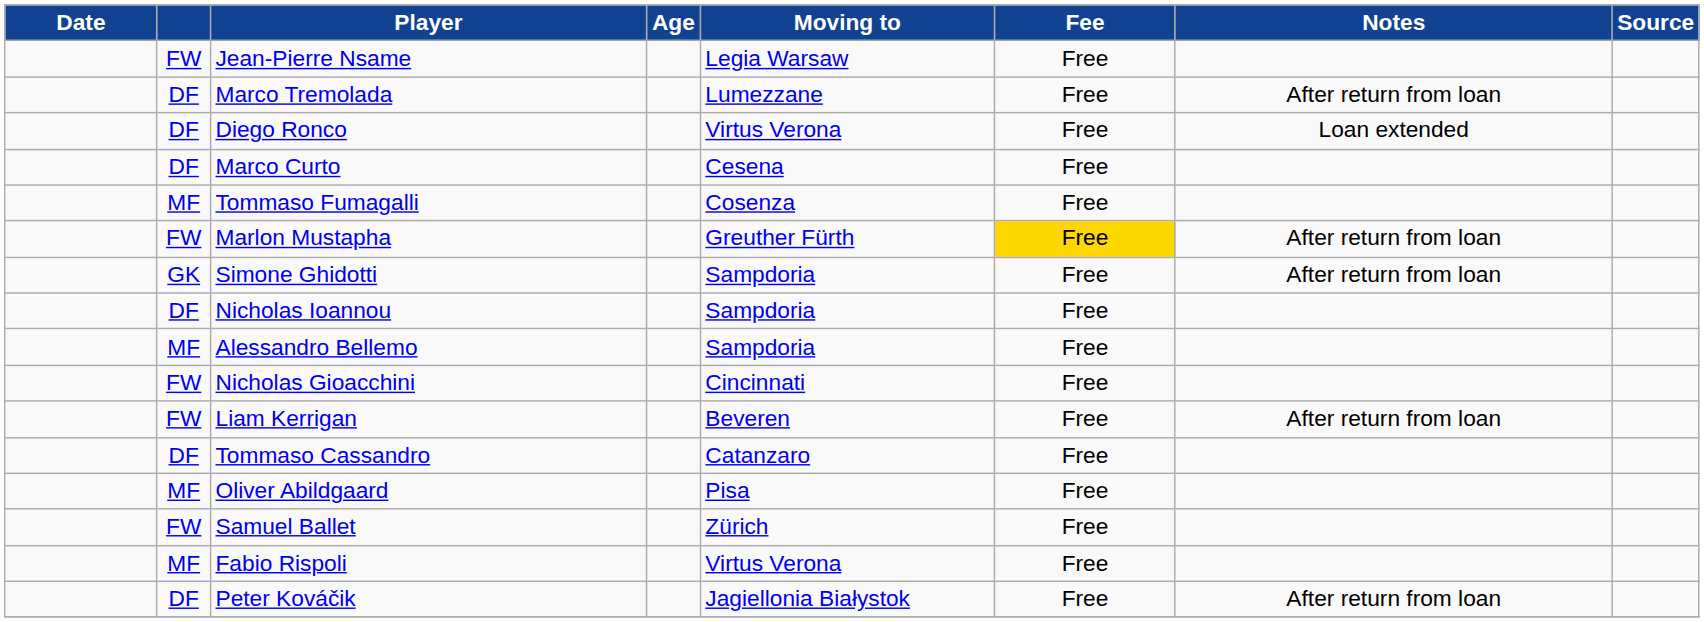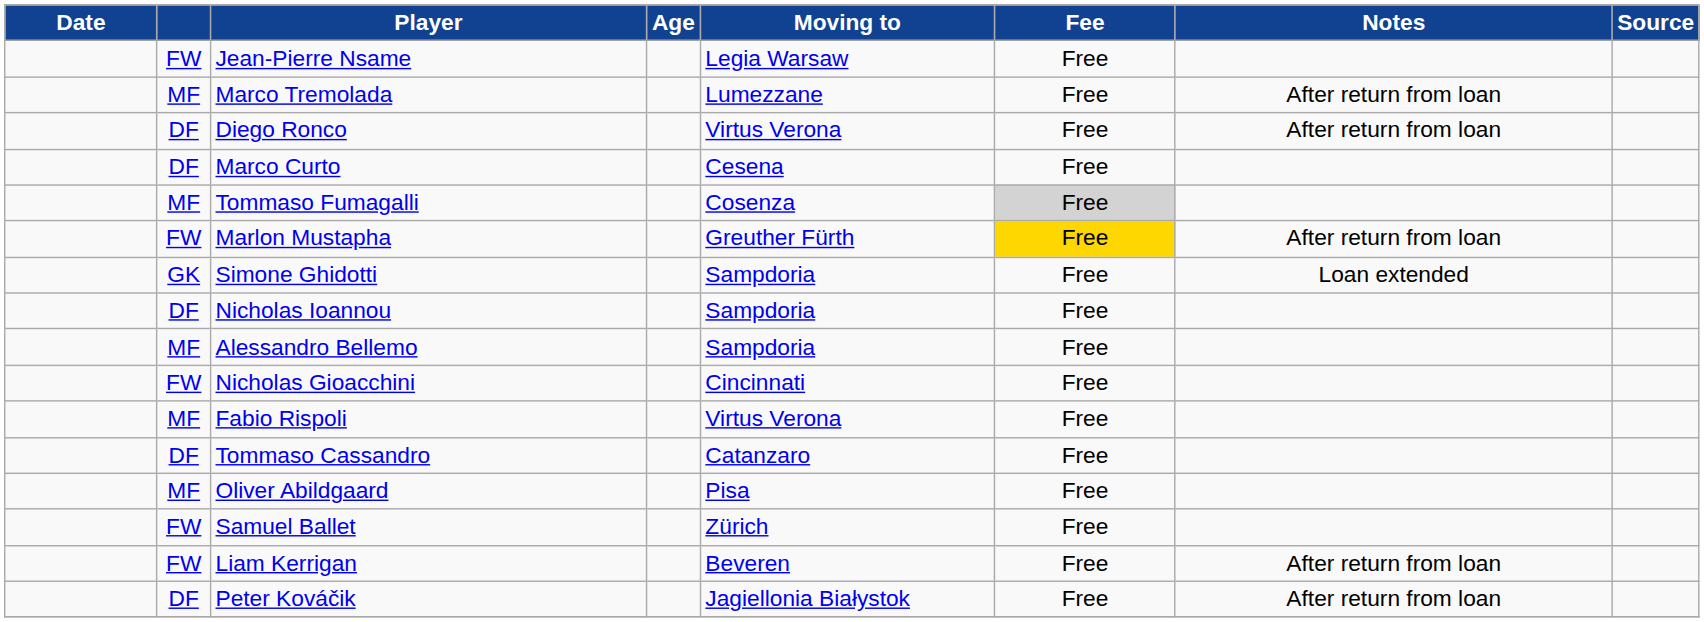(184, 94) DF -> (184, 94) MF
(1394, 130) Loan extended -> (1394, 130) After return from loan
(1085, 202) no background -> (1085, 202) lightgrey background
(1394, 274) After return from loan -> (1394, 274) Loan extended
rows swapped: (281, 563) <-> (286, 418)
